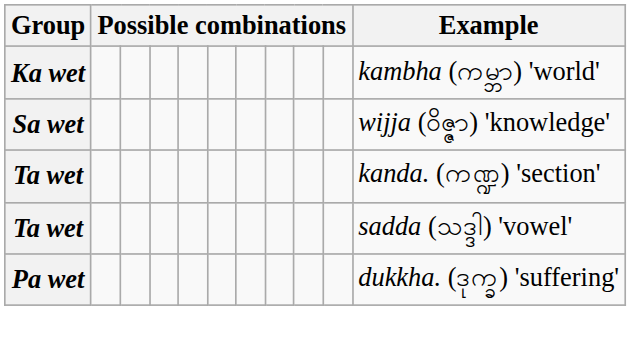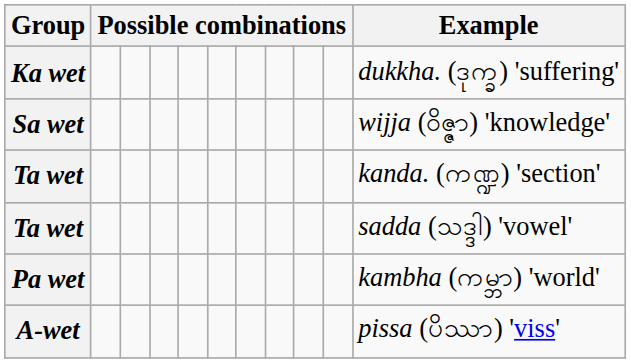(479, 70) kambha (ကမ္ဘာ) 'world' -> (489, 70) dukkha. (ဒုက္ခ) 'suffering'
(489, 277) dukkha. (ဒုက္ခ) 'suffering' -> (479, 277) kambha (ကမ္ဘာ) 'world'
+ row: (48, 331)
